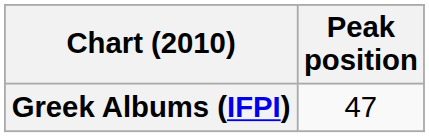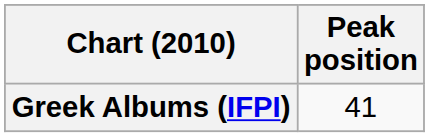(361, 107) 47 -> (361, 107) 41
